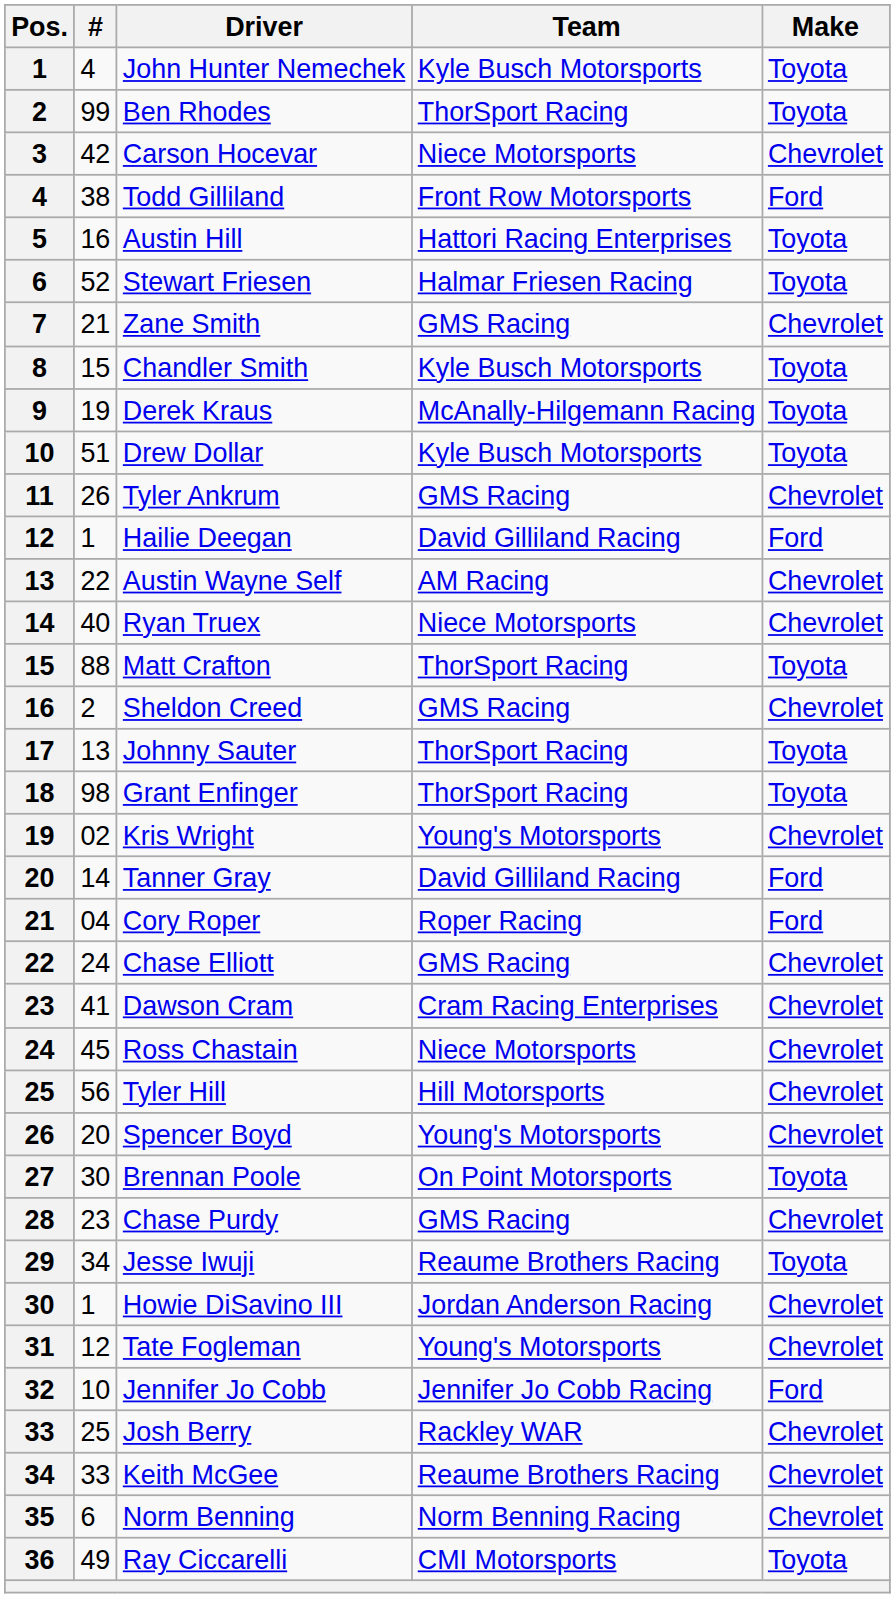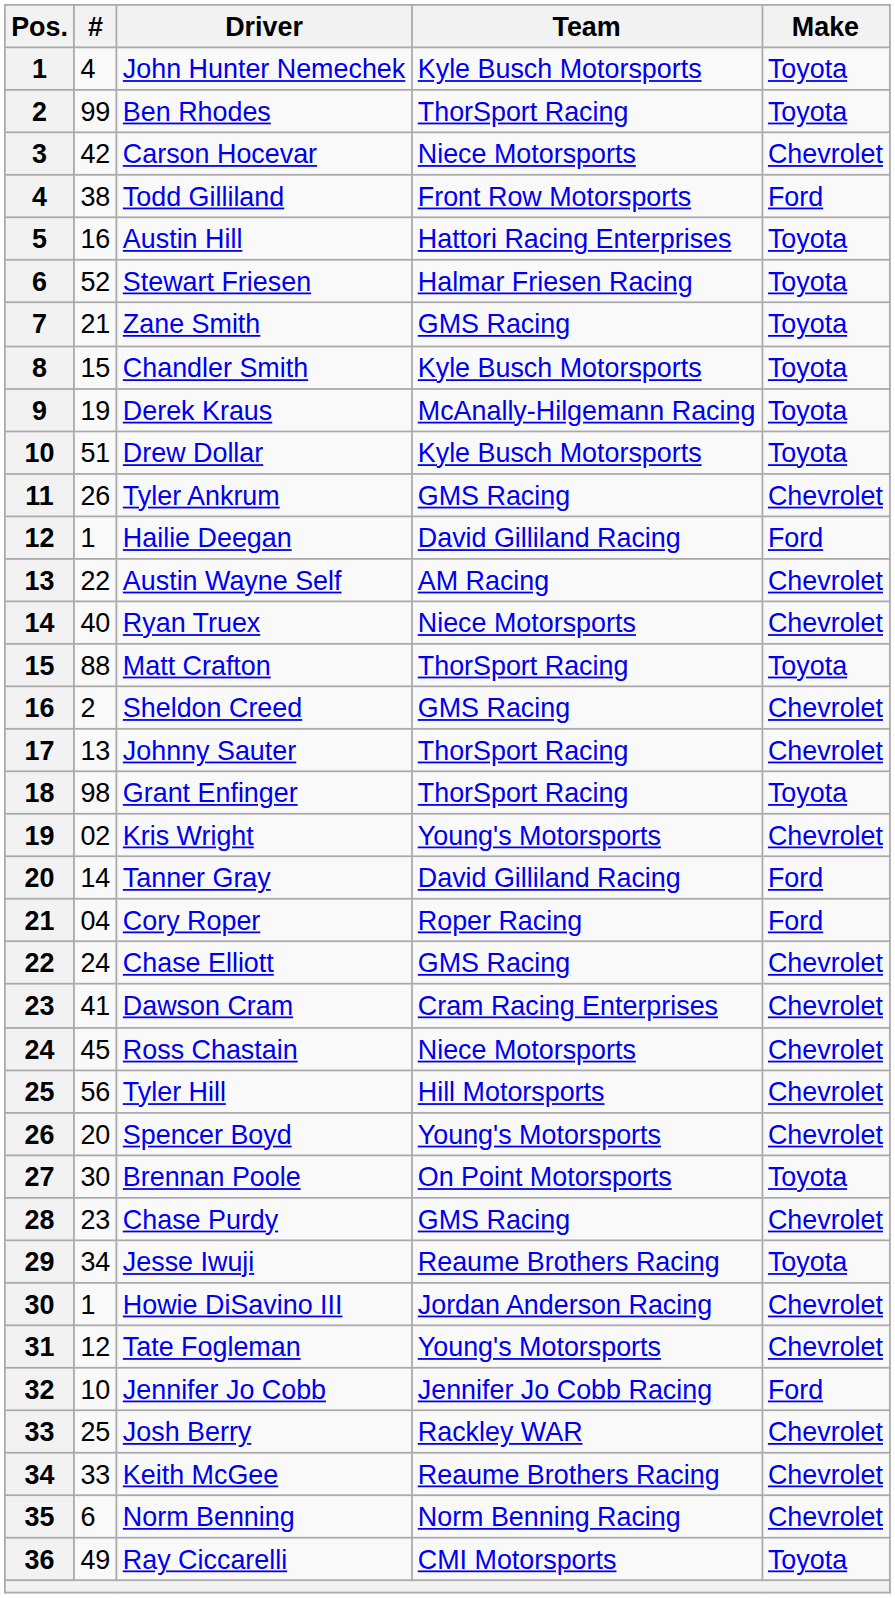(825, 325) Chevrolet -> (808, 325) Toyota
(808, 750) Toyota -> (825, 750) Chevrolet
